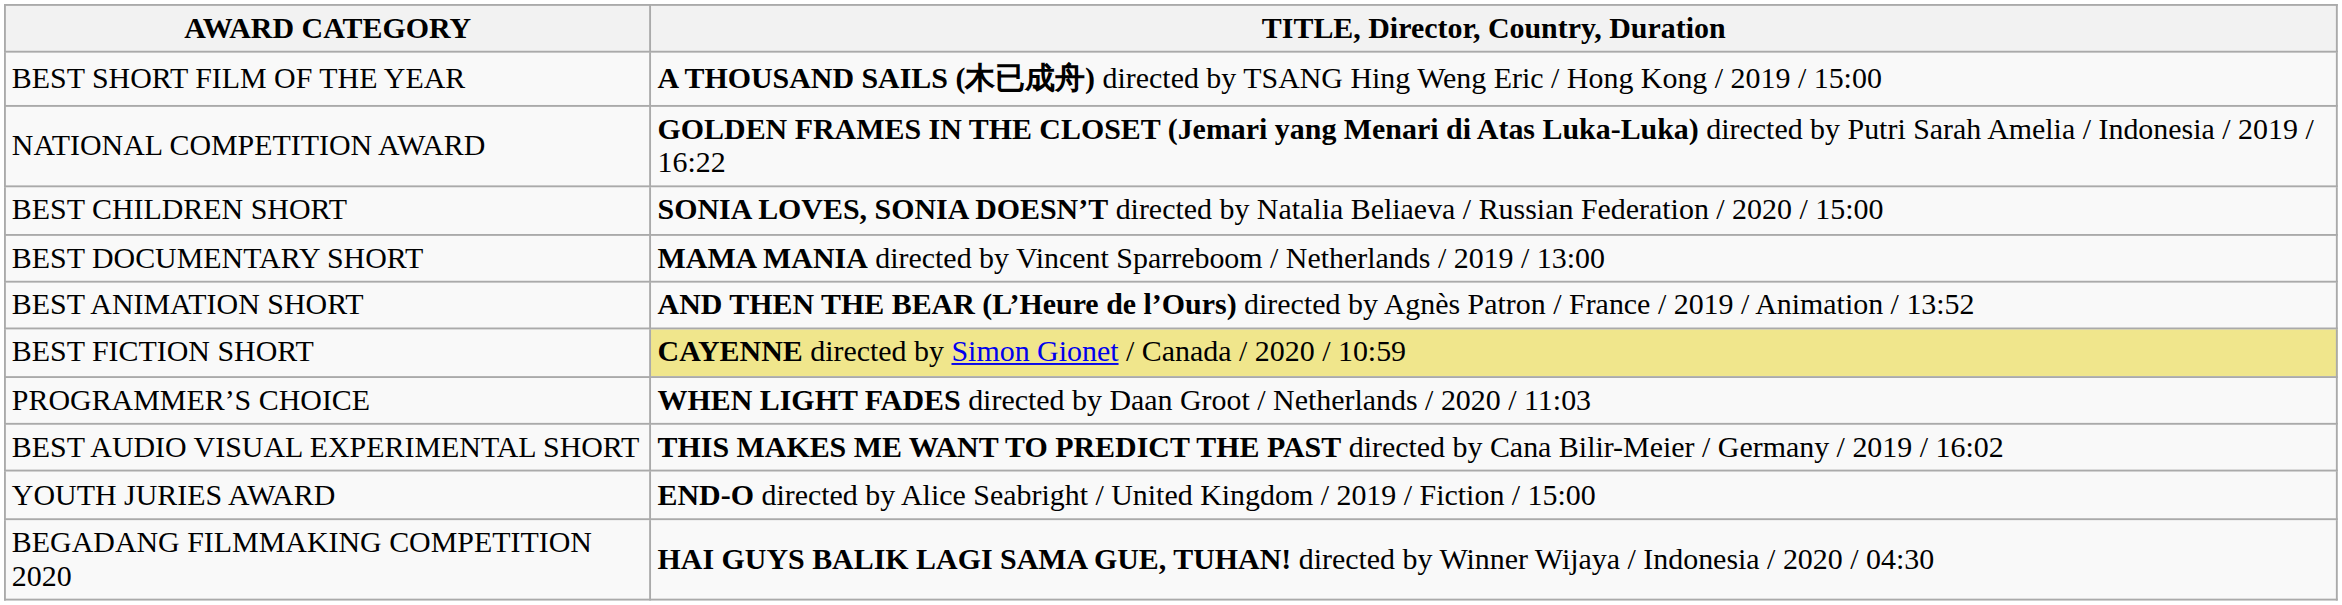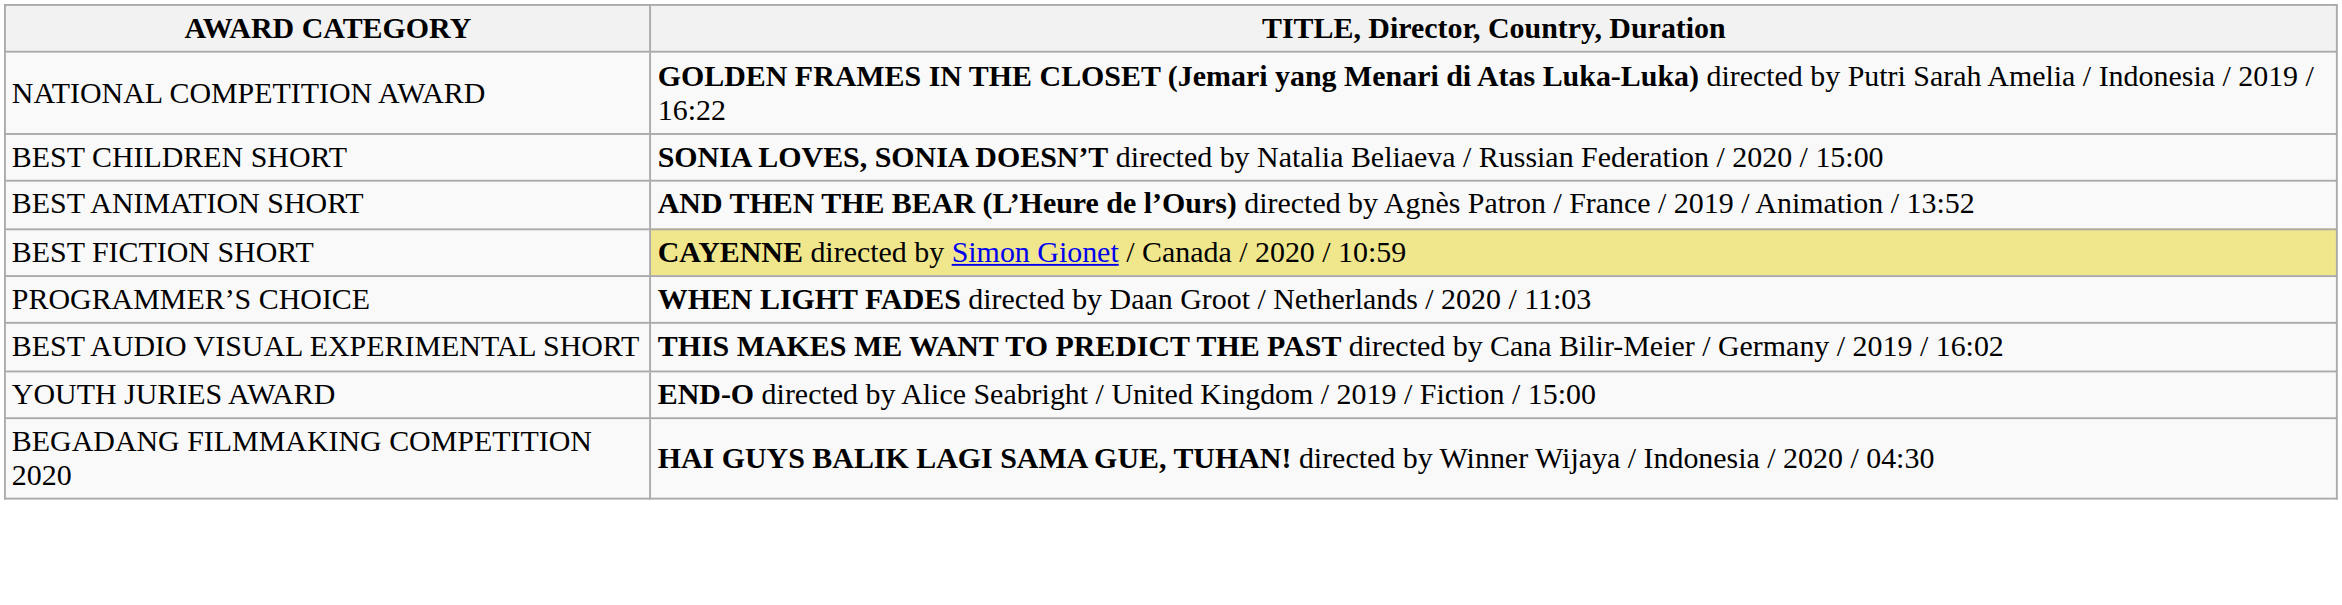- row: (239, 78)
- row: (218, 257)
